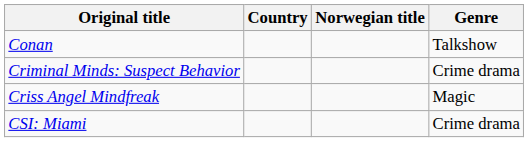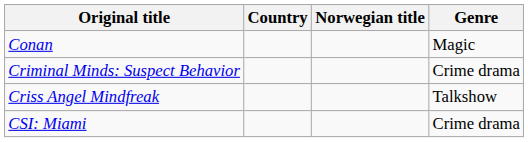(465, 44) Talkshow -> (454, 44) Magic
(454, 96) Magic -> (465, 96) Talkshow
